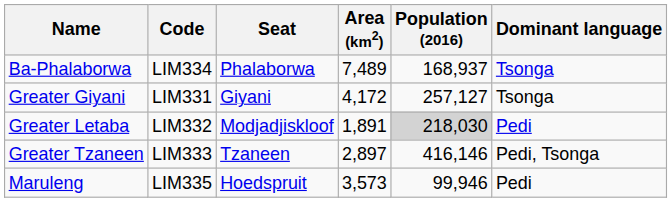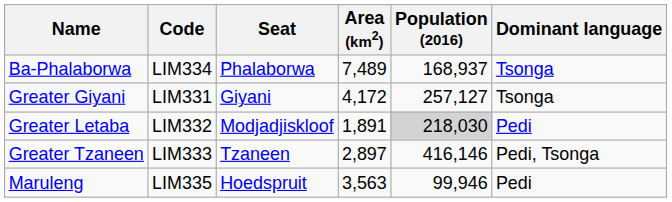(364, 182) 3,573 -> (364, 182) 3,563
